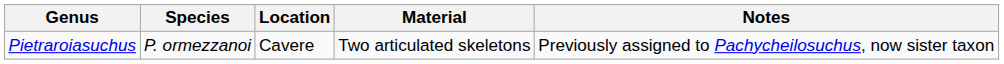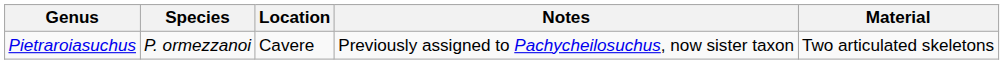columns swapped: (434, 18) <-> (766, 18)
